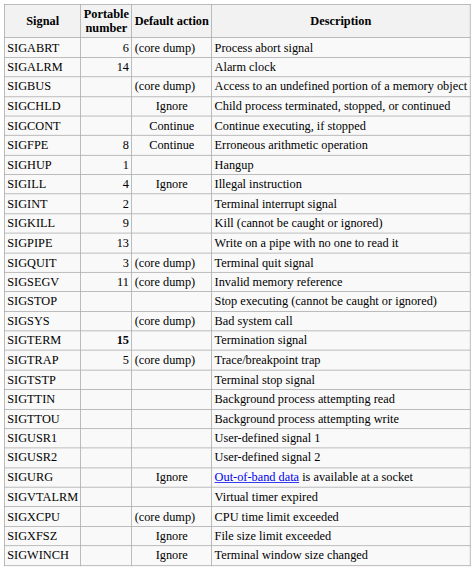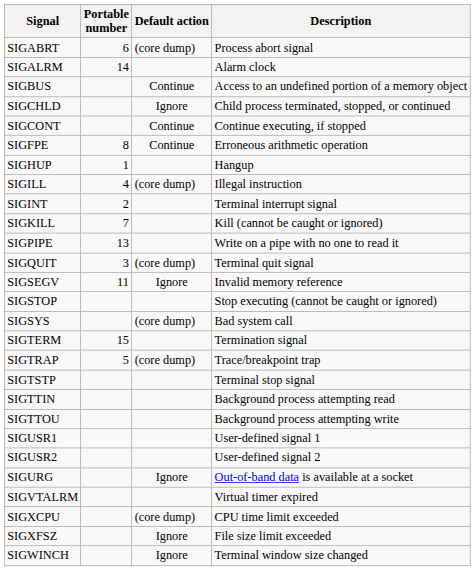(165, 86) (core dump) -> (172, 86) Continue
(172, 184) Ignore -> (165, 184) (core dump)
(126, 223) 9 -> (126, 223) 7
(165, 282) (core dump) -> (172, 282) Ignore
(123, 340) bold -> (123, 340) normal
